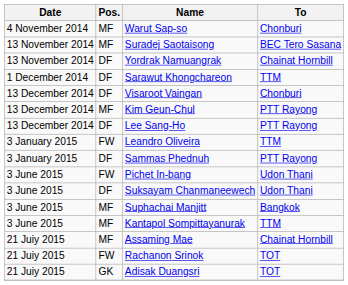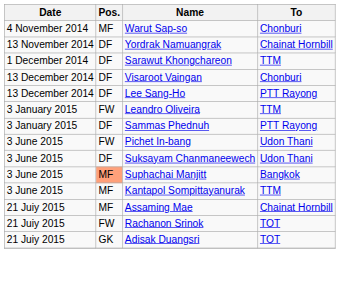- row: (170, 45)
- row: (160, 110)
(106, 207) no background -> (106, 175) lightsalmon background
